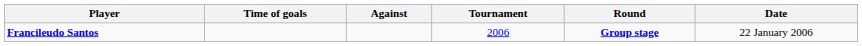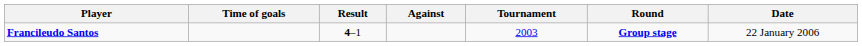+ column: (353, 14)
(498, 32) 2006 -> (526, 32) 2003
